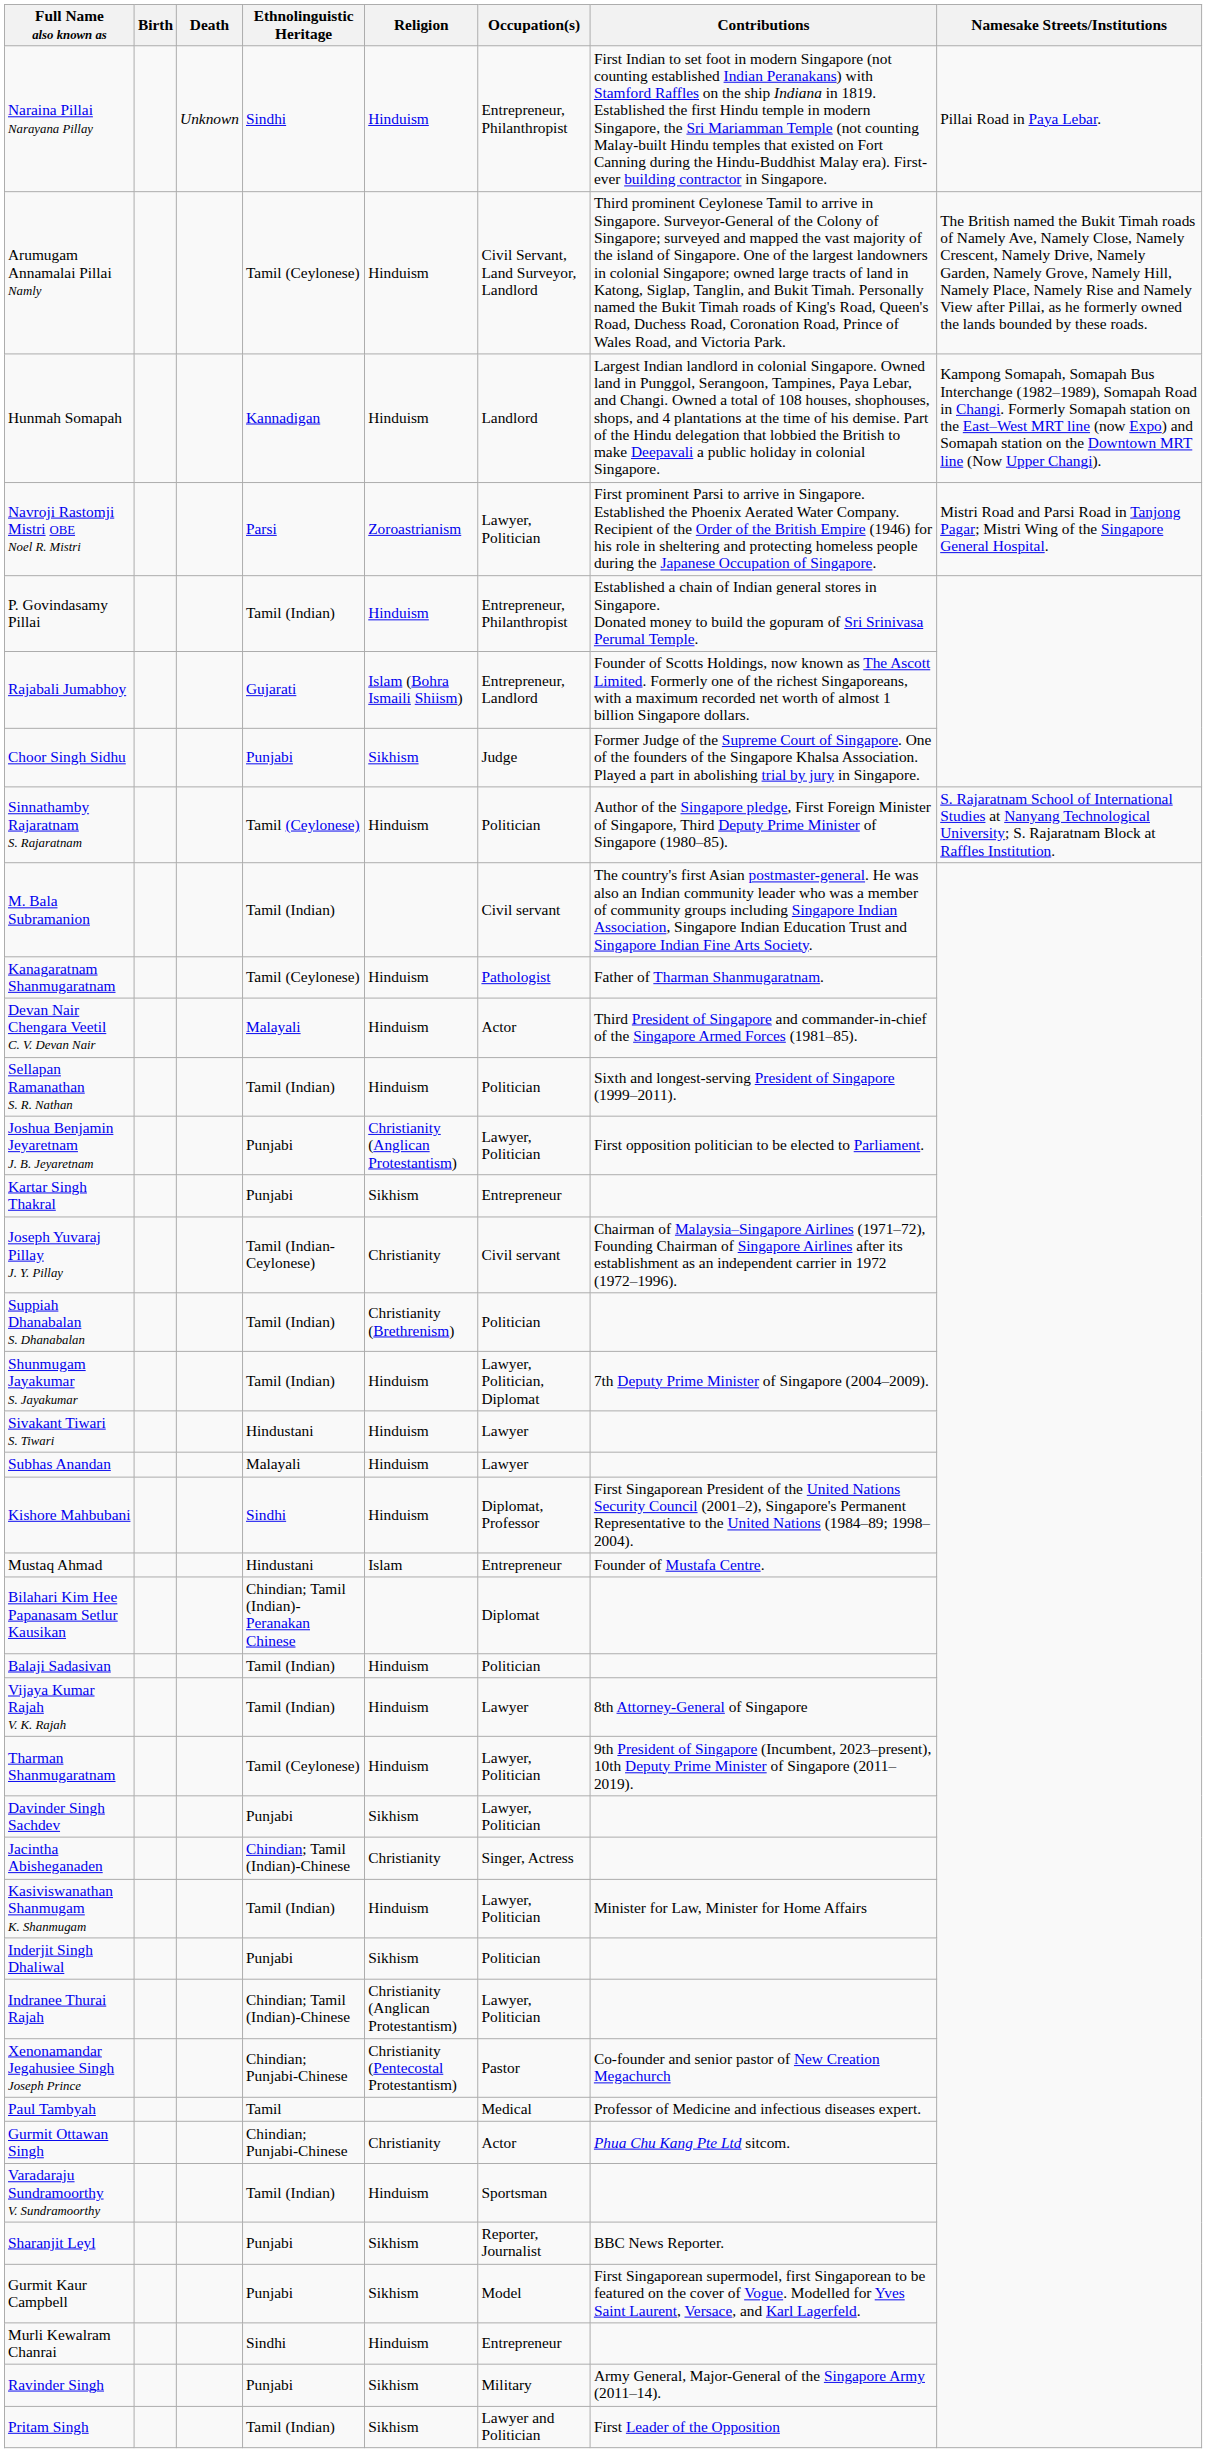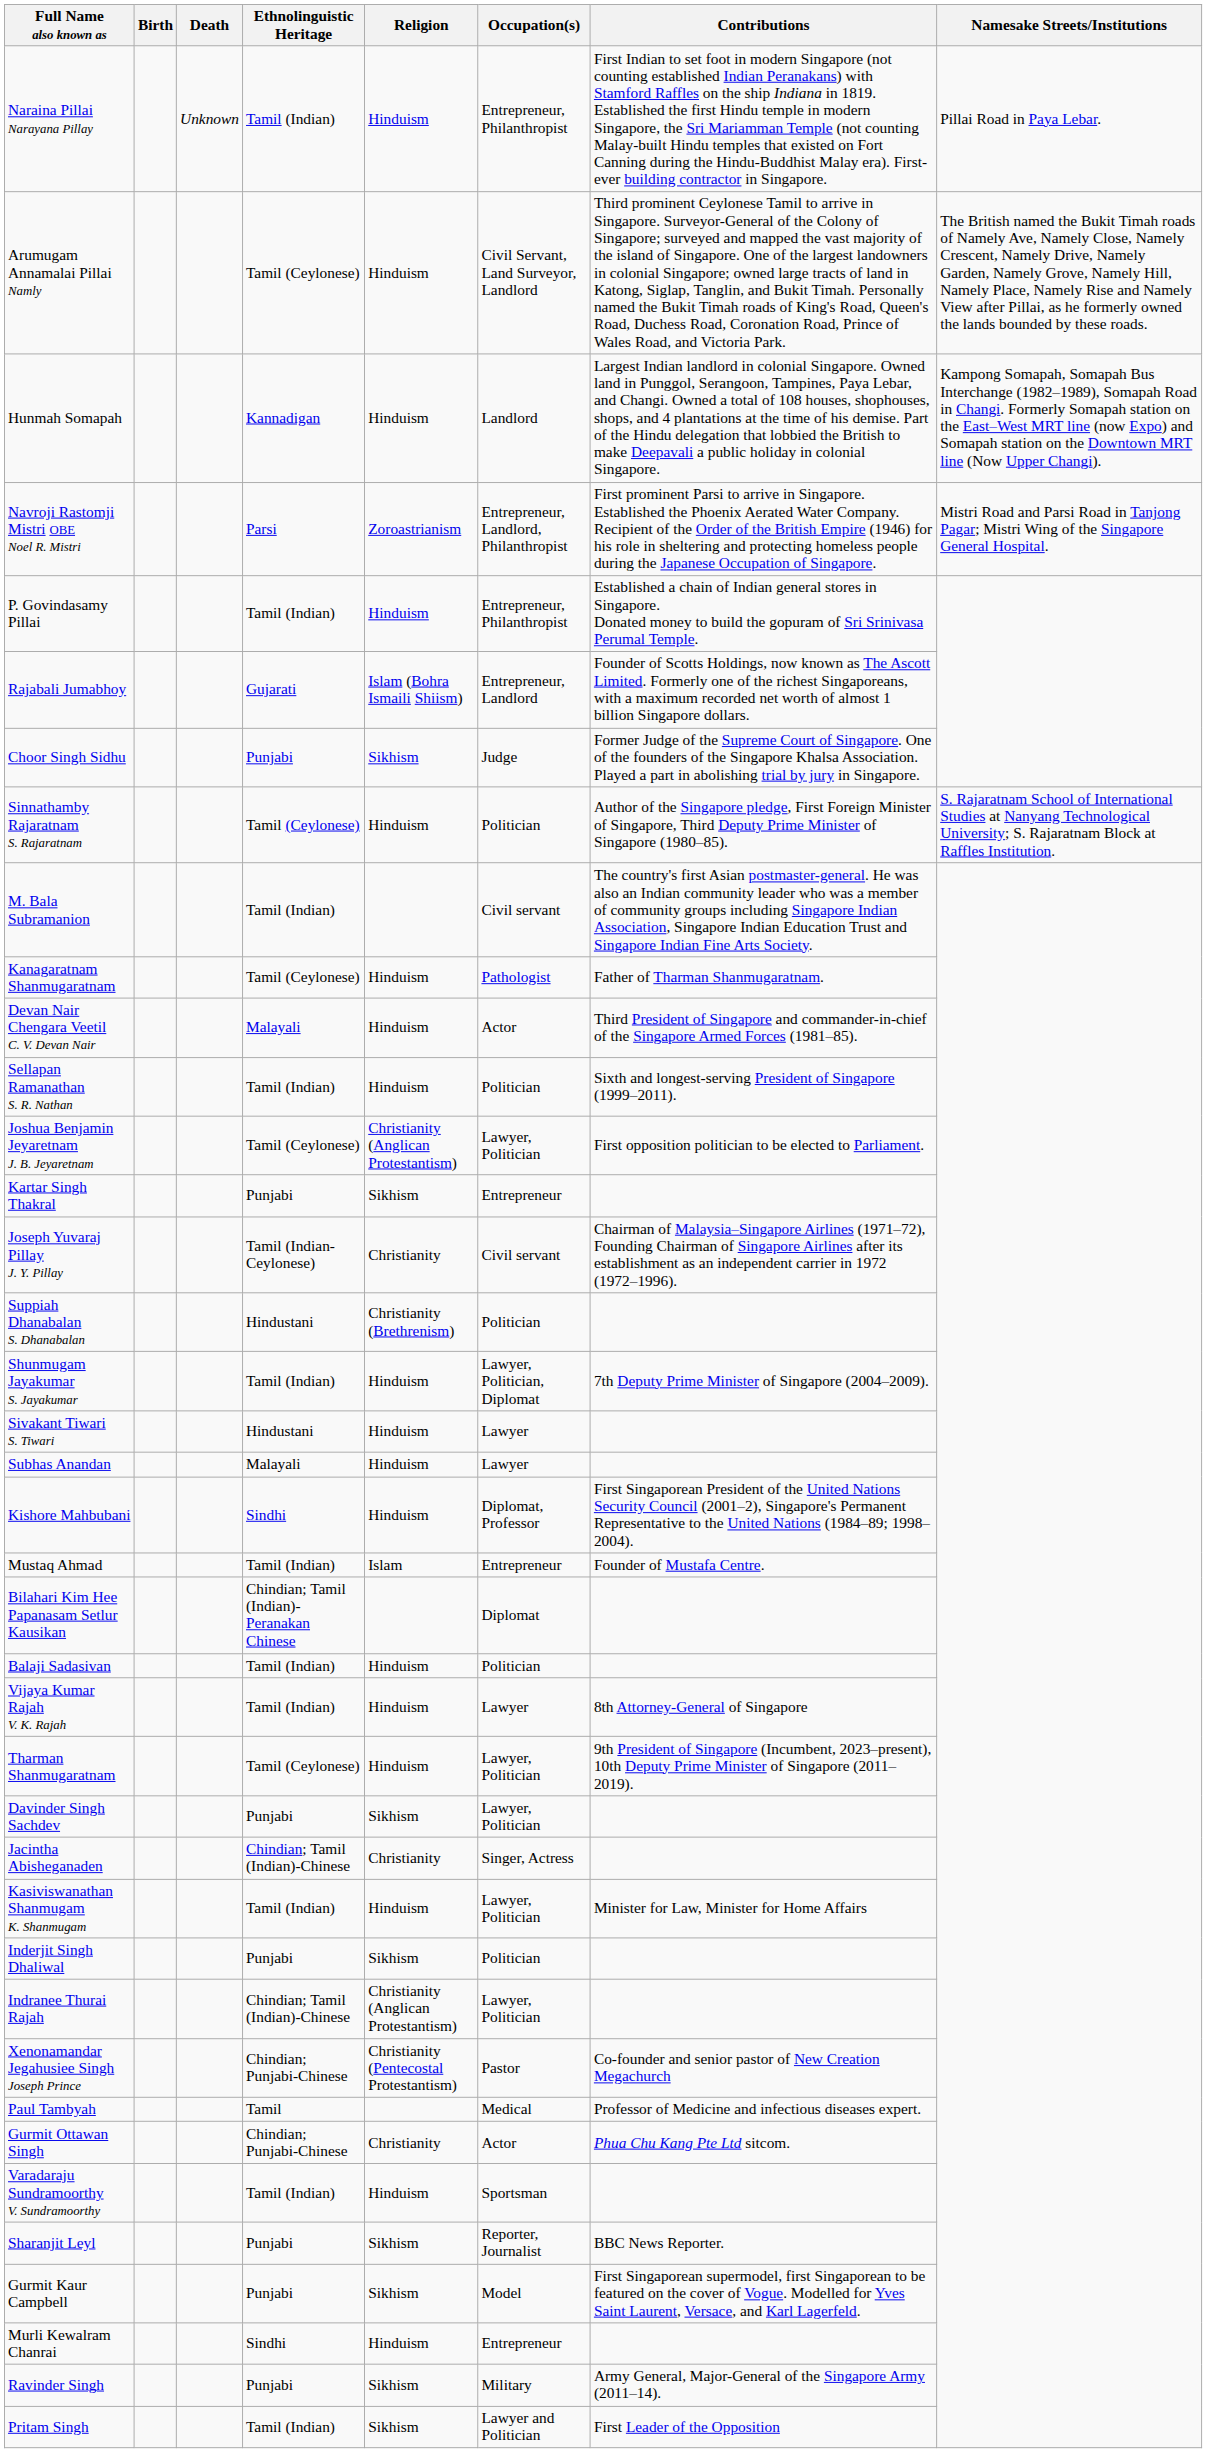(266, 118) Sindhi -> (290, 118) Tamil (Indian)
(511, 528) Lawyer, Politician -> (525, 528) Entrepreneur, Landlord, Philanthropist
(269, 1145) Punjabi -> (303, 1145) Tamil (Ceylonese)
(290, 1322) Tamil (Indian) -> (280, 1322) Hindustani
(280, 1565) Hindustani -> (290, 1565) Tamil (Indian)
